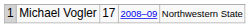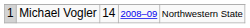(109, 13) 17 -> (109, 13) 14
